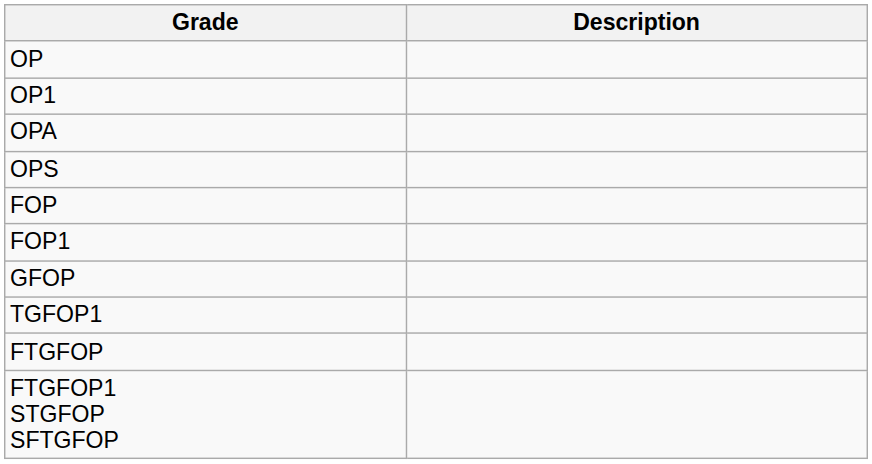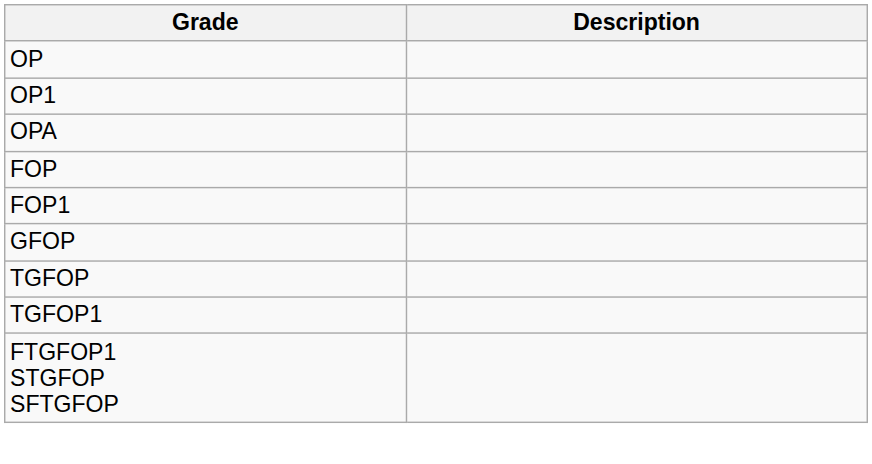- row: (34, 168)
+ row: (50, 278)
- row: (57, 351)
